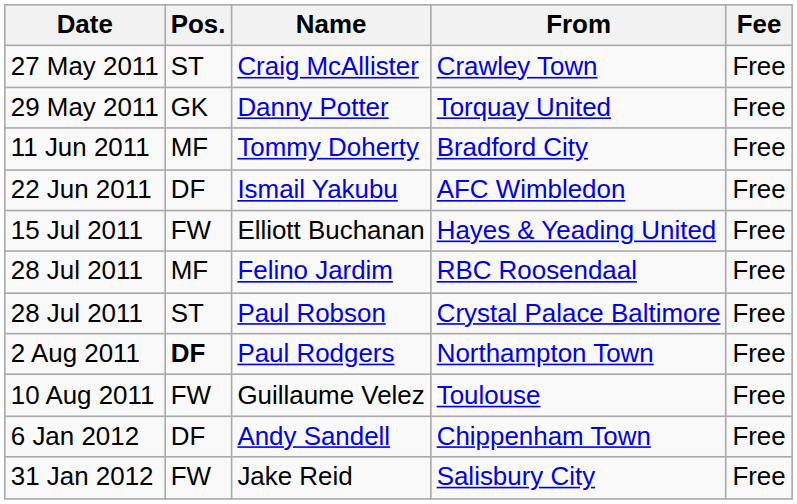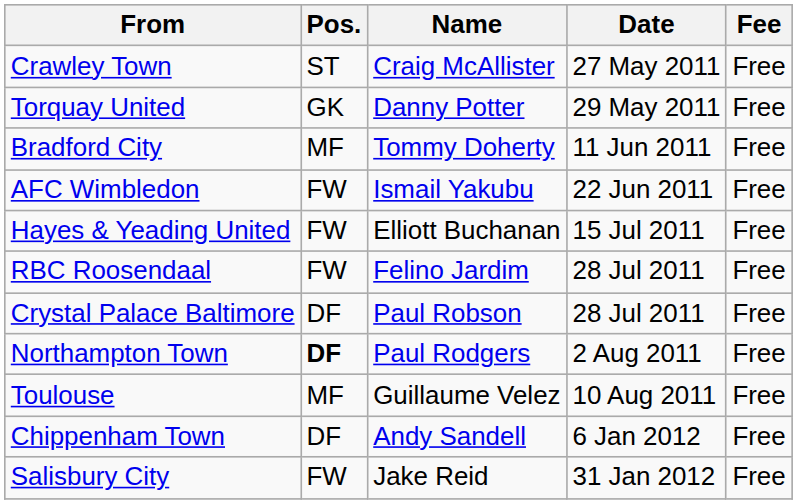columns swapped: (85, 25) <-> (579, 25)
(188, 189) DF -> (327, 189) FW
(189, 271) MF -> (327, 271) FW
(187, 312) ST -> (324, 312) DF
(191, 395) FW -> (325, 395) MF
